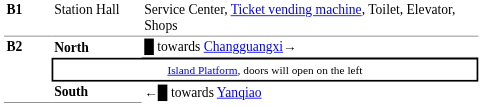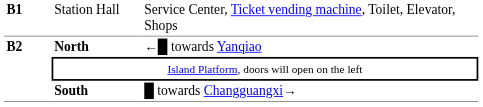(220, 46) █ towards Changguangxi→ -> (203, 46) ←█ towards Yanqiao
(203, 92) ←█ towards Yanqiao -> (220, 91) █ towards Changguangxi→
